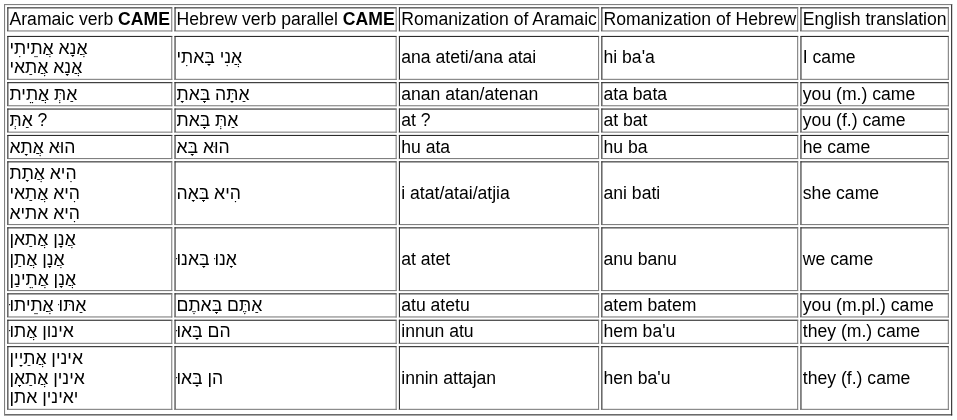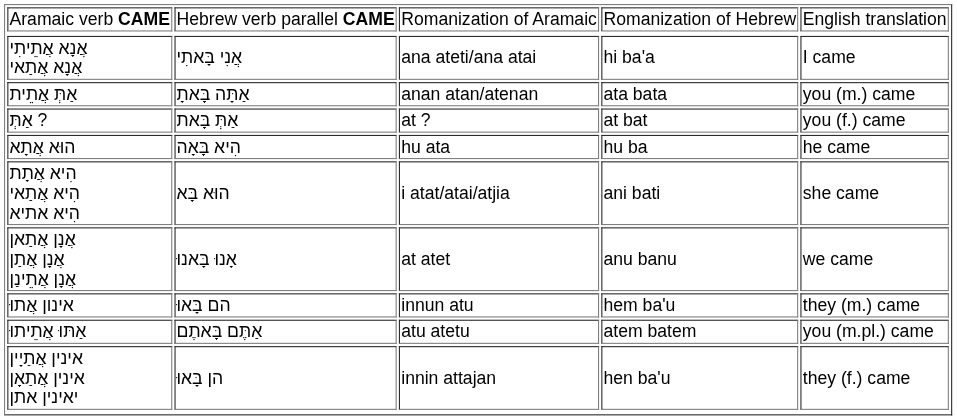(203, 146) הוּא בָּא -> (209, 146) הִיא בָּאָה
(209, 193) הִיא בָּאָה -> (203, 193) הוּא בָּא
rows swapped: (48, 305) <-> (42, 331)
